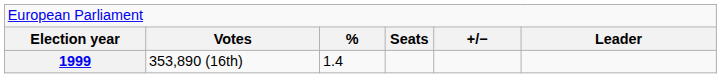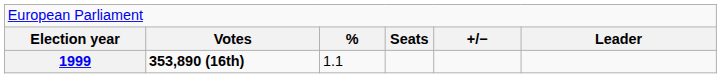(196, 61) normal -> (197, 61) bold
(333, 61) 1.4 -> (333, 61) 1.1
